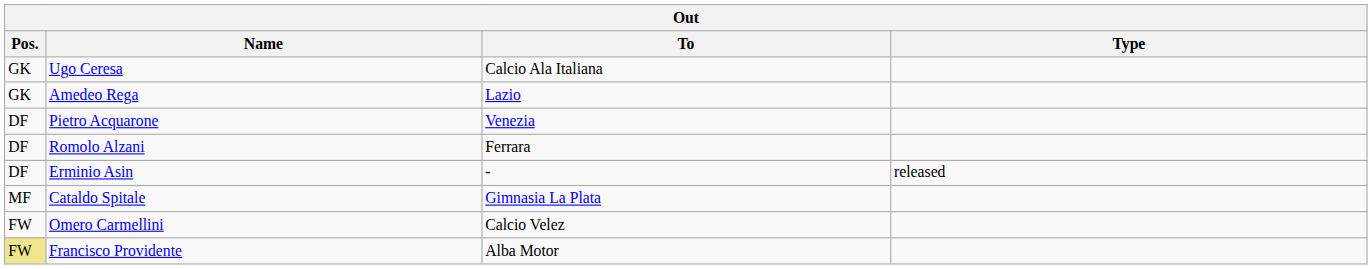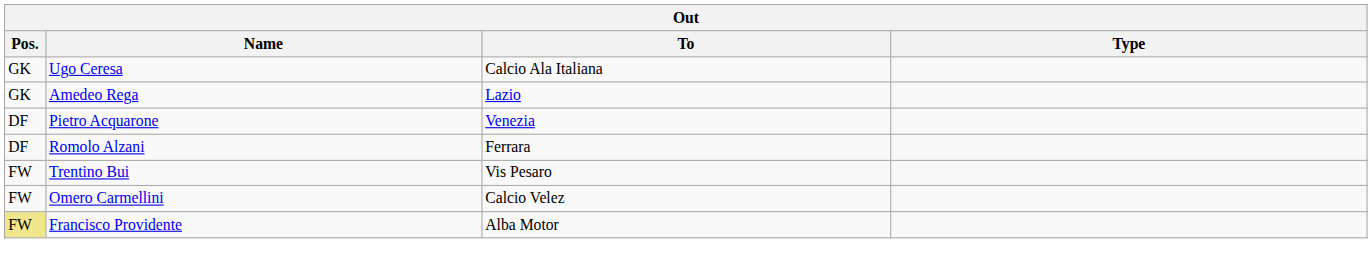- row: (91, 173)
- row: (97, 199)
+ row: (89, 173)
